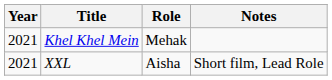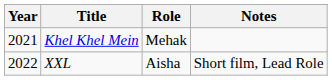(23, 63) 2021 -> (23, 63) 2022
